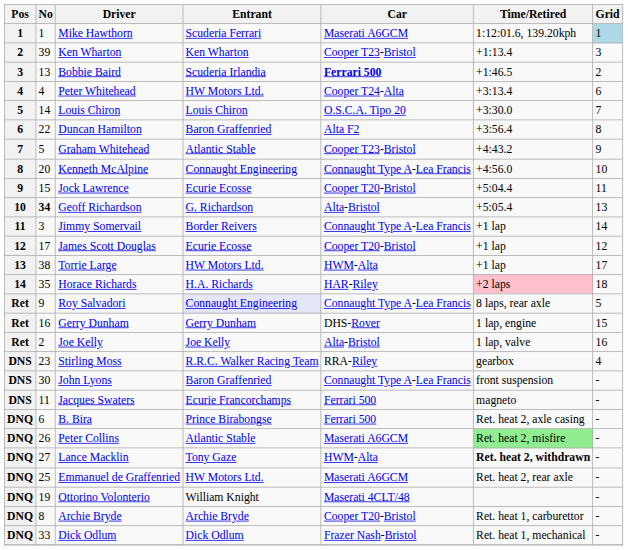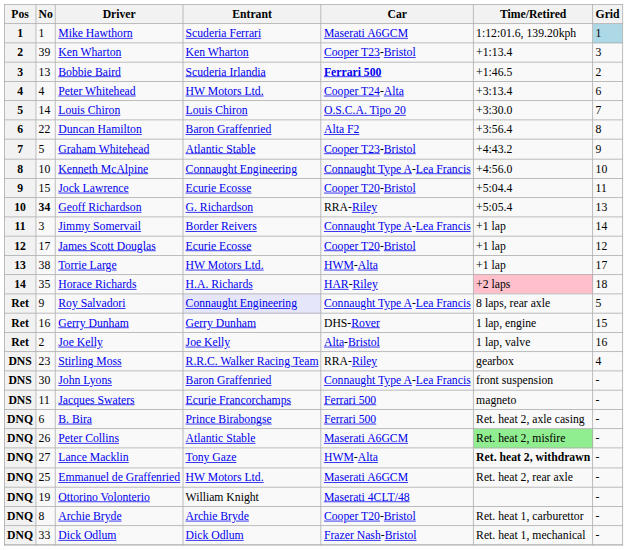(44, 168) 20 -> (44, 168) 10
(352, 207) Alta-Bristol -> (351, 207) RRA-Riley
